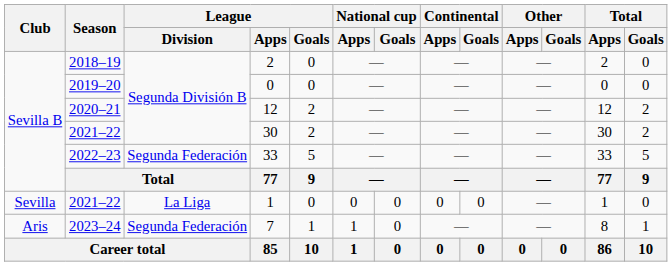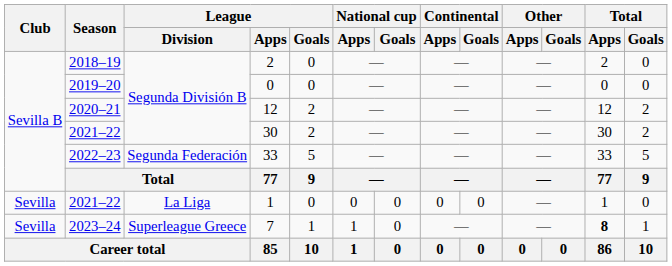(35, 226) Aris -> (35, 226) Sevilla
(187, 226) Segunda Federación -> (187, 226) Superleague Greece
(604, 226) normal -> (604, 226) bold
